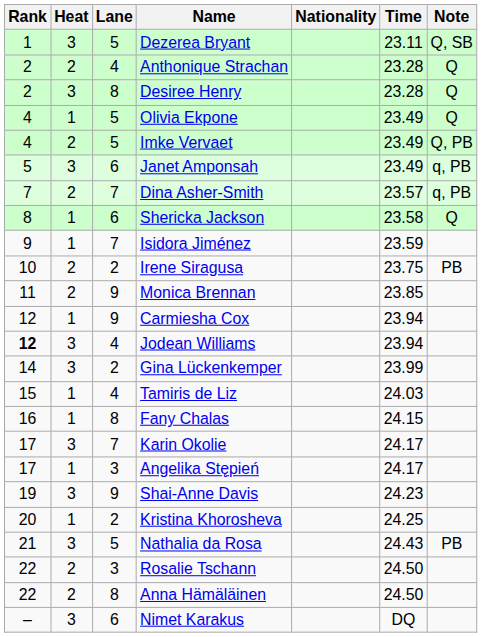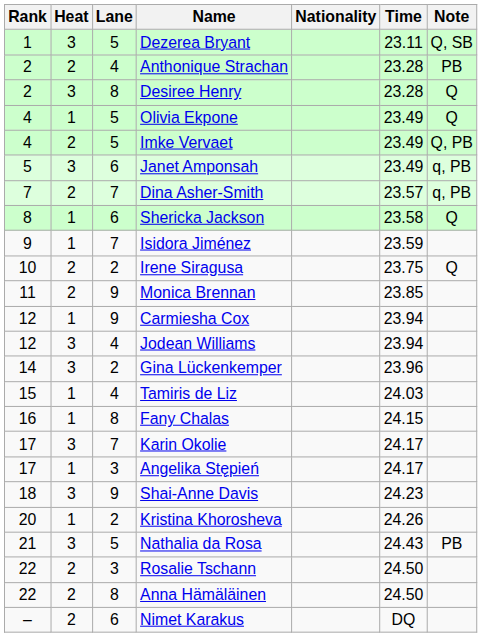(452, 67) Q -> (452, 67) PB
(452, 268) PB -> (452, 268) Q
(28, 343) bold -> (28, 343) normal
(403, 368) 23.99 -> (403, 368) 23.96
(28, 494) 19 -> (28, 494) 18
(403, 519) 24.25 -> (403, 519) 24.26
(71, 619) 3 -> (71, 619) 2
